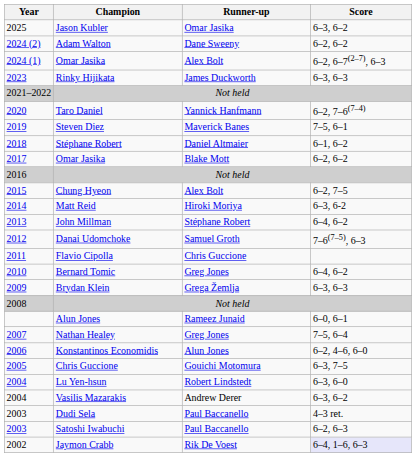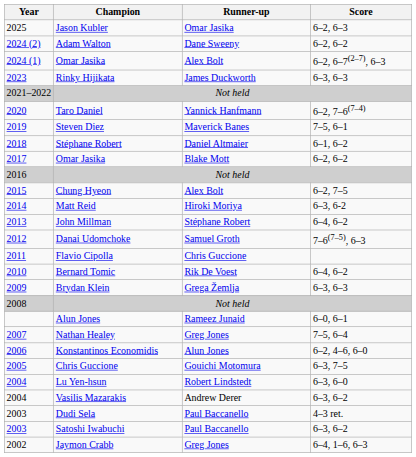(330, 28) 6–3, 6–2 -> (330, 28) 6–2, 6–3
(207, 272) Greg Jones -> (211, 272) Rik De Voest
(330, 429) 6–2, 6–3 -> (330, 429) 6–3, 6–2
(211, 445) Rik De Voest -> (207, 445) Greg Jones
(340, 445) lavender background -> (340, 445) no background
